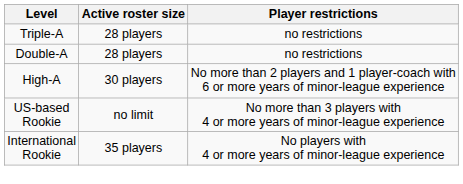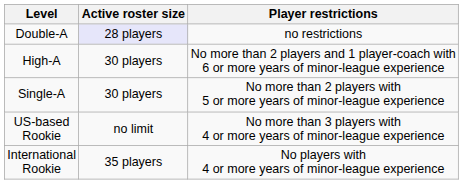- row: (42, 34)
(133, 53) no background -> (133, 34) lavender background
+ row: (42, 94)
